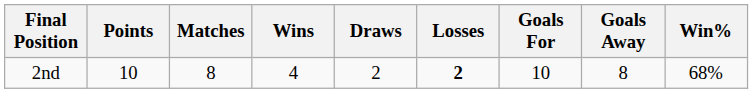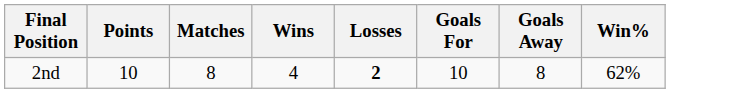- column: (376, 31)
(706, 73) 68% -> (623, 73) 62%
